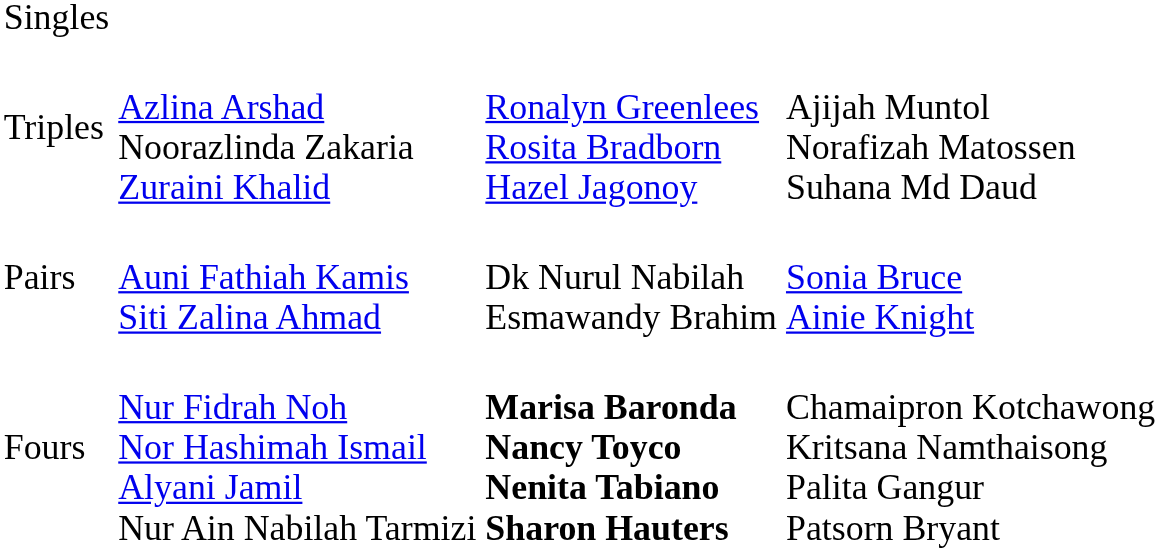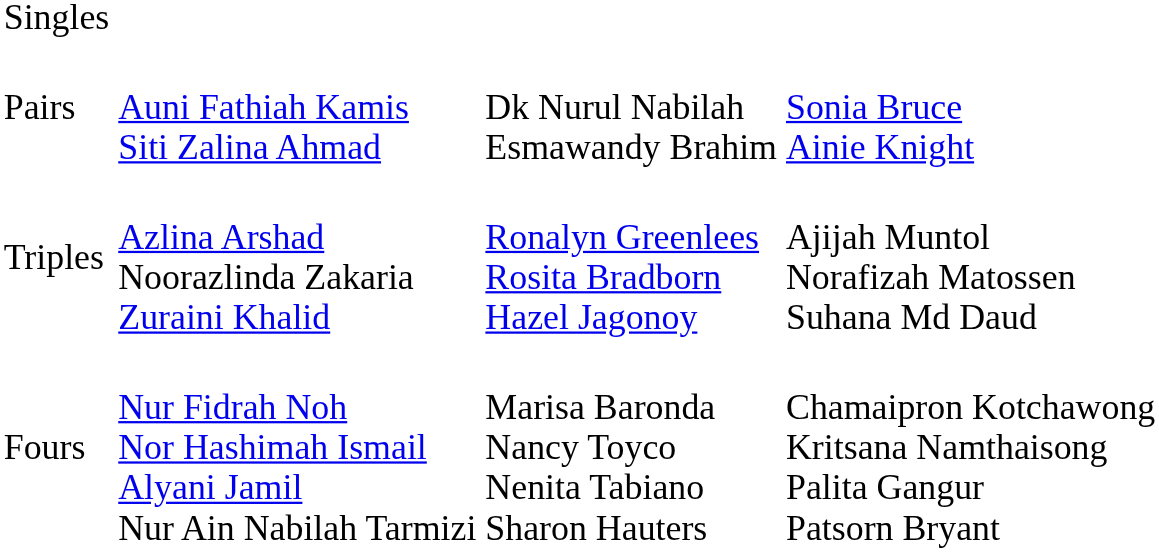rows swapped: (40, 277) <-> (54, 127)
(611, 467) bold -> (600, 467) normal
